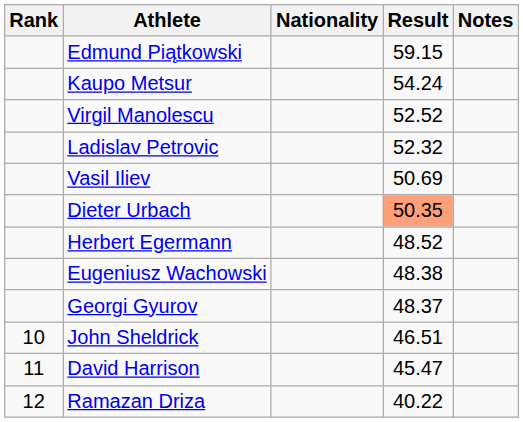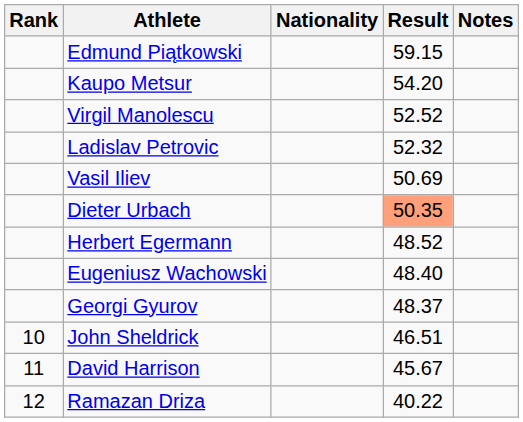(418, 83) 54.24 -> (418, 83) 54.20
(418, 274) 48.38 -> (418, 274) 48.40
(418, 369) 45.47 -> (418, 369) 45.67
